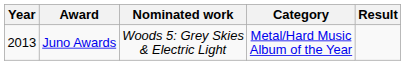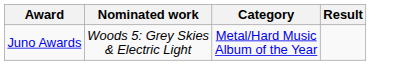- column: (22, 14)
